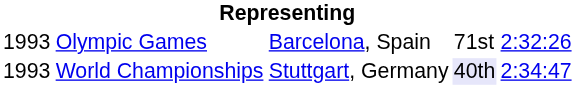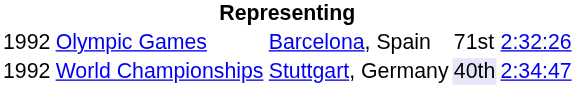(27, 42) 1993 -> (27, 42) 1992
(27, 71) 1993 -> (27, 71) 1992
